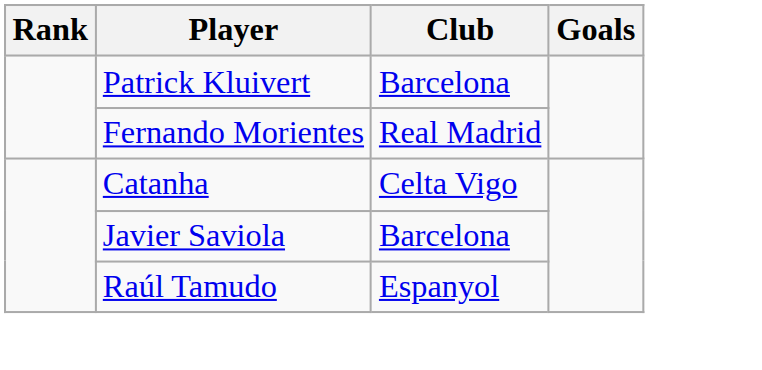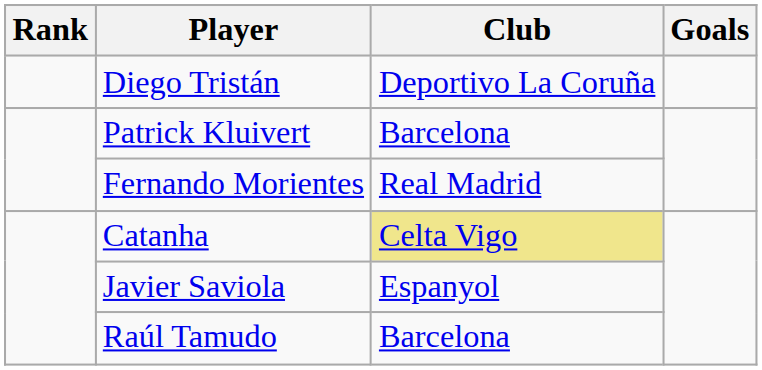+ row: (191, 81)
(448, 183) no background -> (448, 235) khaki background
(444, 235) Barcelona -> (439, 286) Espanyol
(439, 286) Espanyol -> (444, 337) Barcelona
